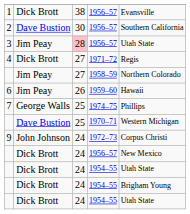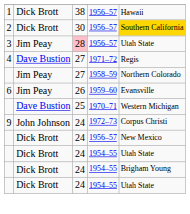(137, 12) Evansville -> (132, 12) Hawaii
(43, 28) Dave Bustion -> (37, 28) Dick Brott
(152, 28) no background -> (152, 28) gold background
(37, 59) Dick Brott -> (43, 59) Dave Bustion
(132, 91) Hawaii -> (137, 91) Evansville
- row: (9, 106)
